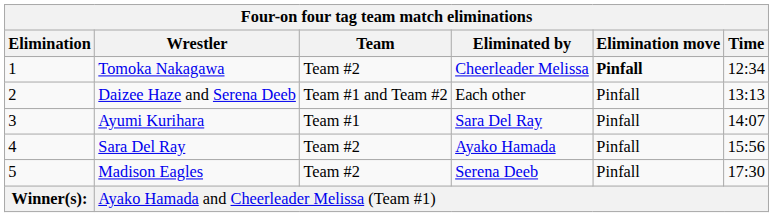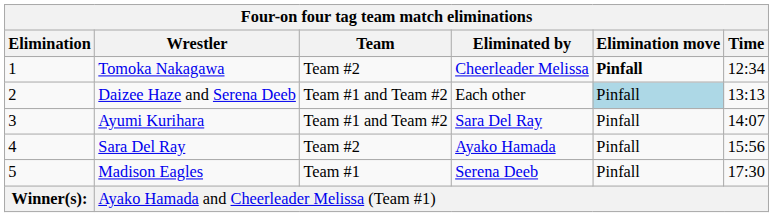(618, 95) no background -> (618, 95) lightblue background
(332, 120) Team #1 -> (376, 120) Team #1 and Team #2
(332, 172) Team #2 -> (332, 172) Team #1
